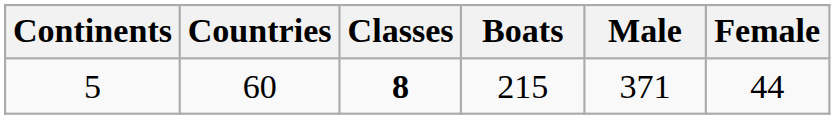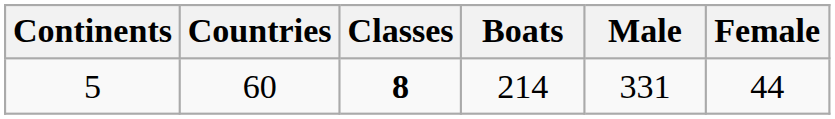(523, 85) 215 -> (523, 85) 214
(645, 85) 371 -> (645, 85) 331
